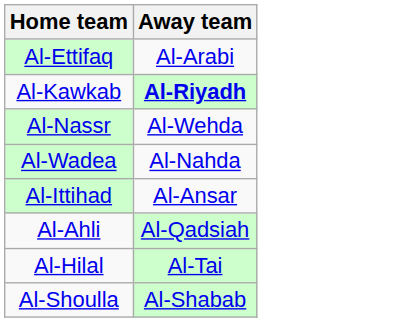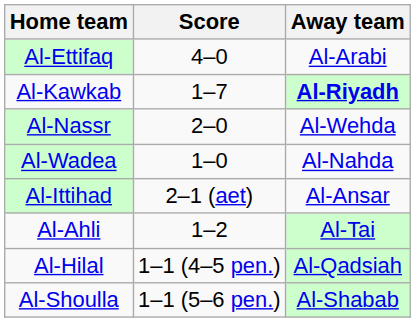+ column: (209, 21)
(195, 230) Al-Qadsiah -> (348, 230) Al-Tai
(195, 265) Al-Tai -> (348, 265) Al-Qadsiah
